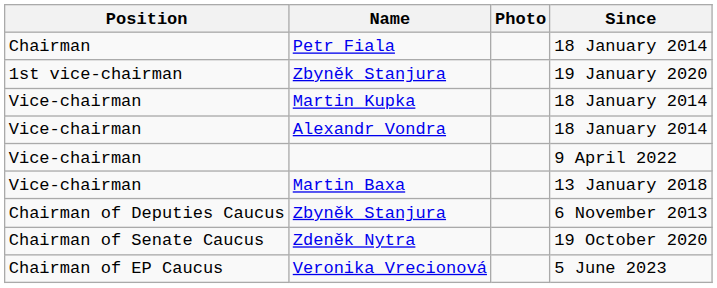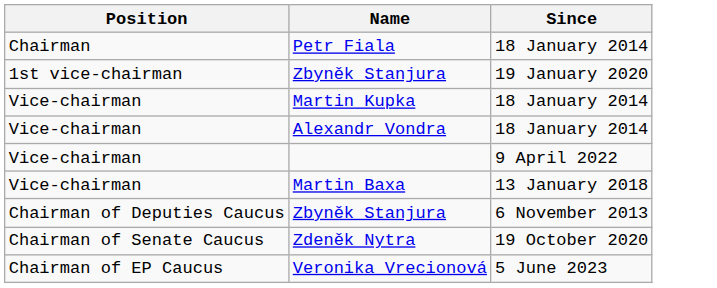- column: (521, 19)
